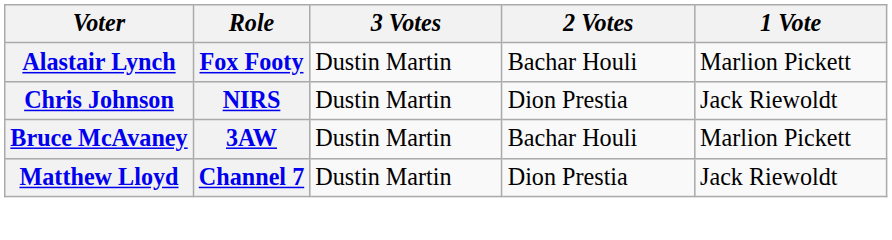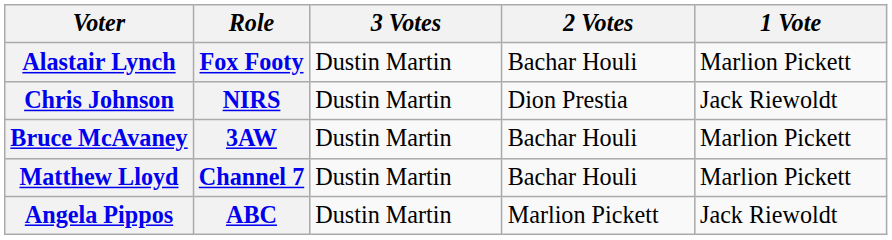(568, 176) Dion Prestia -> (572, 176) Bachar Houli
(769, 176) Jack Riewoldt -> (776, 176) Marlion Pickett
+ row: (99, 215)
